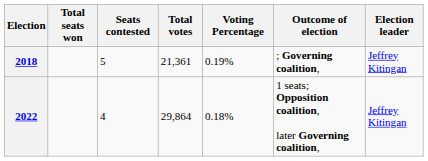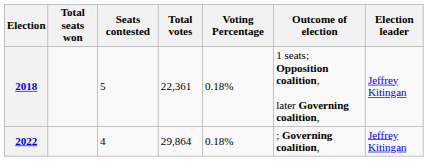(176, 61) 21,361 -> (176, 86) 22,361
(219, 61) 0.19% -> (219, 86) 0.18%
(304, 61) ; Governing coalition, -> (313, 86) 1 seats; Opposition coalition, later Governing coalition,
(313, 116) 1 seats; Opposition coalition, later Governing coalition, -> (304, 141) ; Governing coalition,
